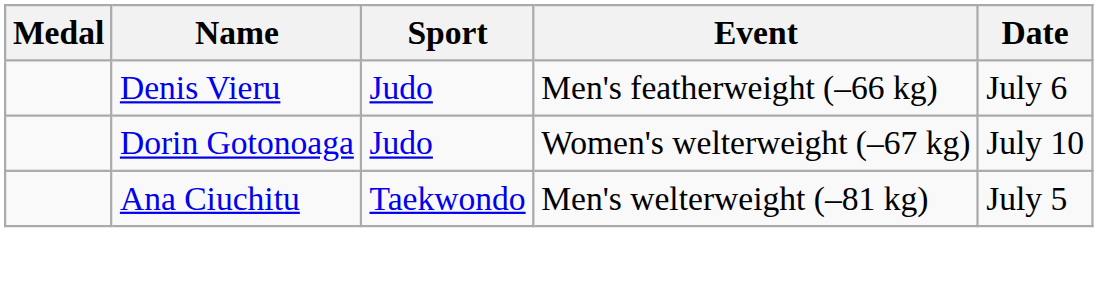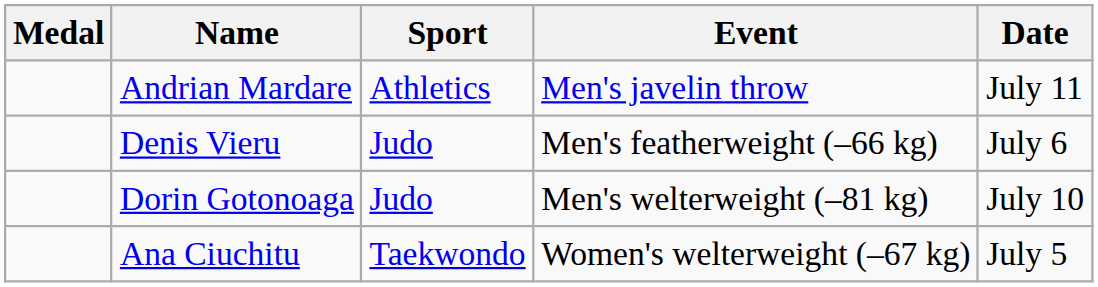+ row: (236, 87)
(756, 143) Women's welterweight (–67 kg) -> (735, 198) Men's welterweight (–81 kg)
(735, 198) Men's welterweight (–81 kg) -> (756, 253) Women's welterweight (–67 kg)
